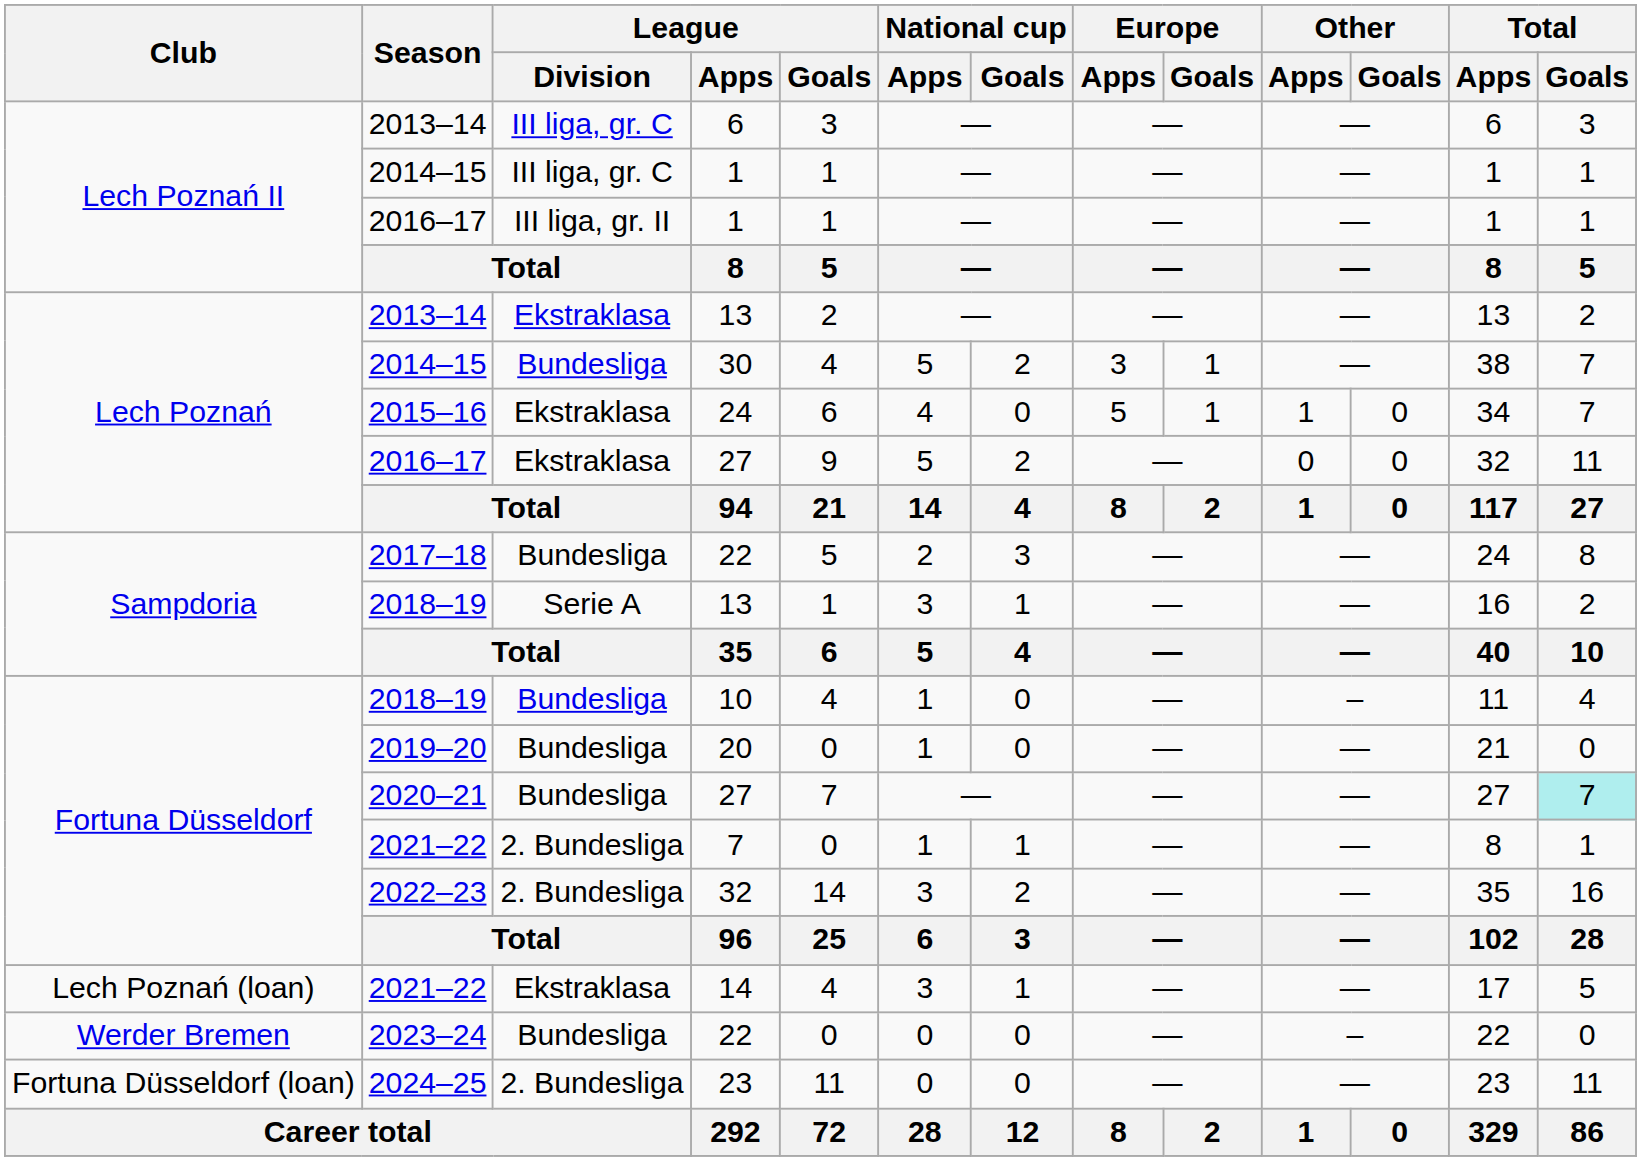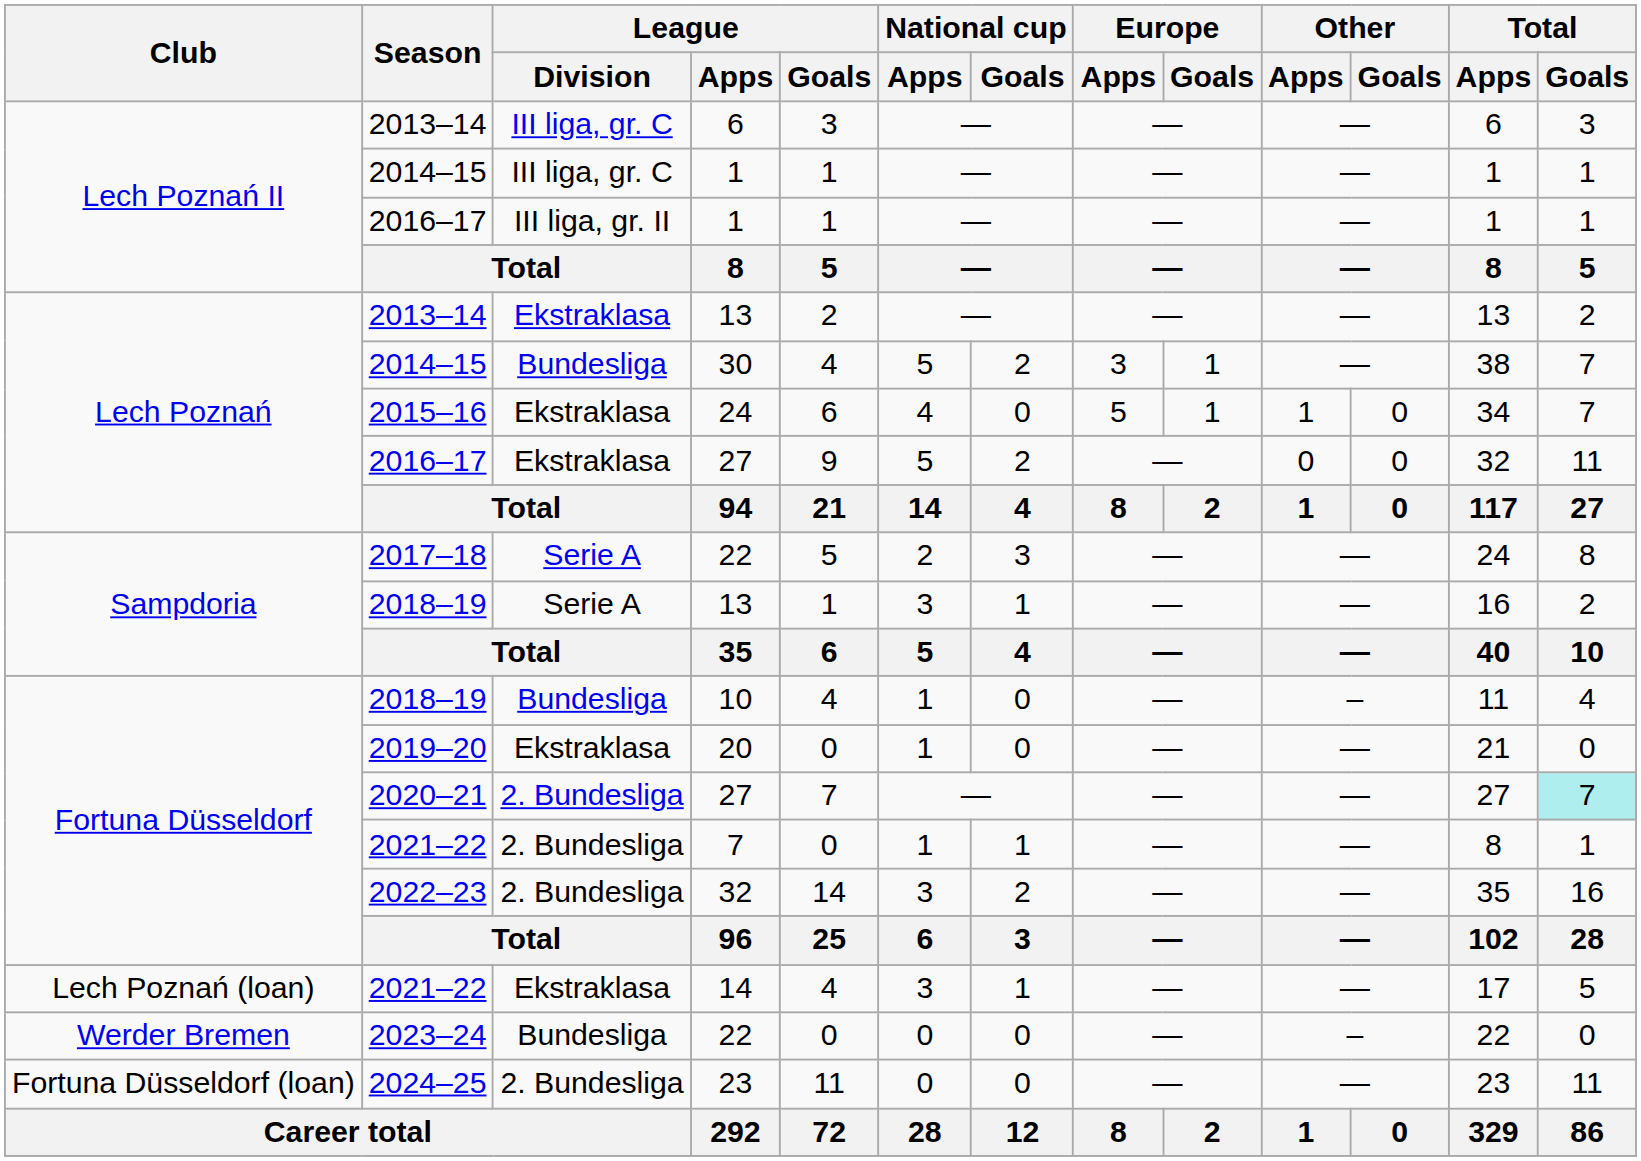(592, 556) Bundesliga -> (592, 556) Serie A
(592, 747) Bundesliga -> (592, 747) Ekstraklasa
(592, 795) Bundesliga -> (592, 795) 2. Bundesliga
